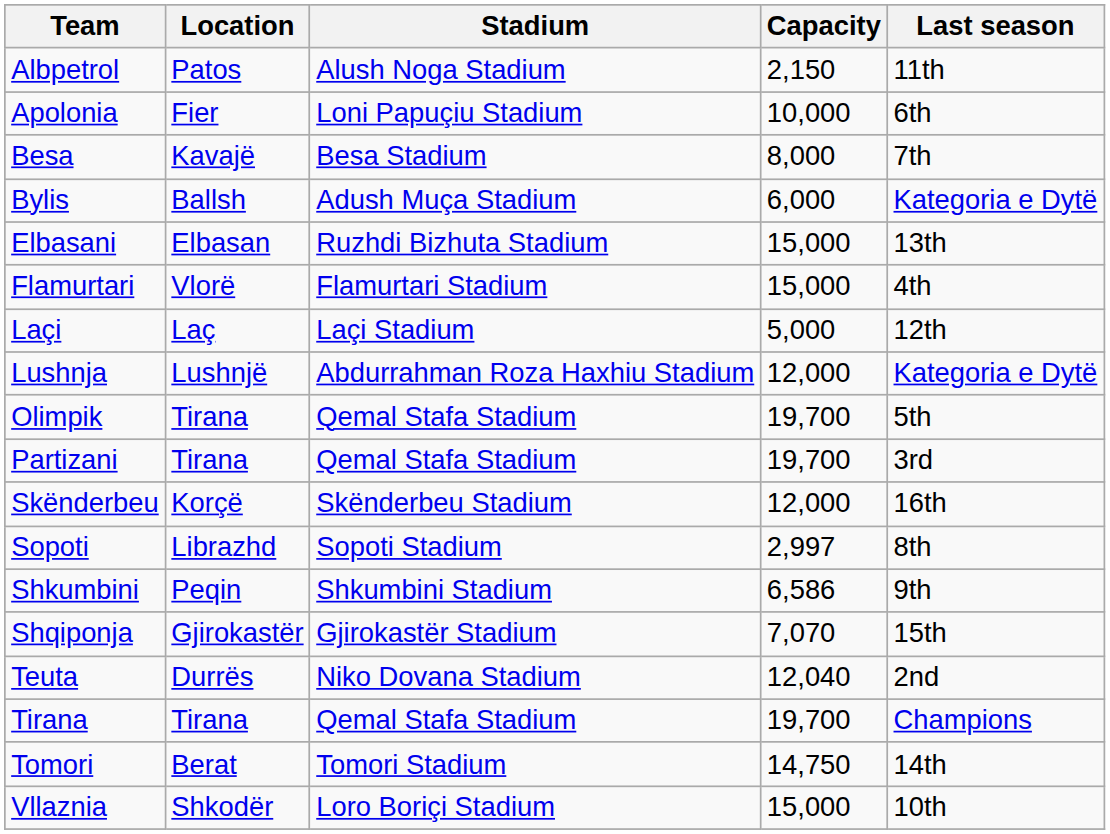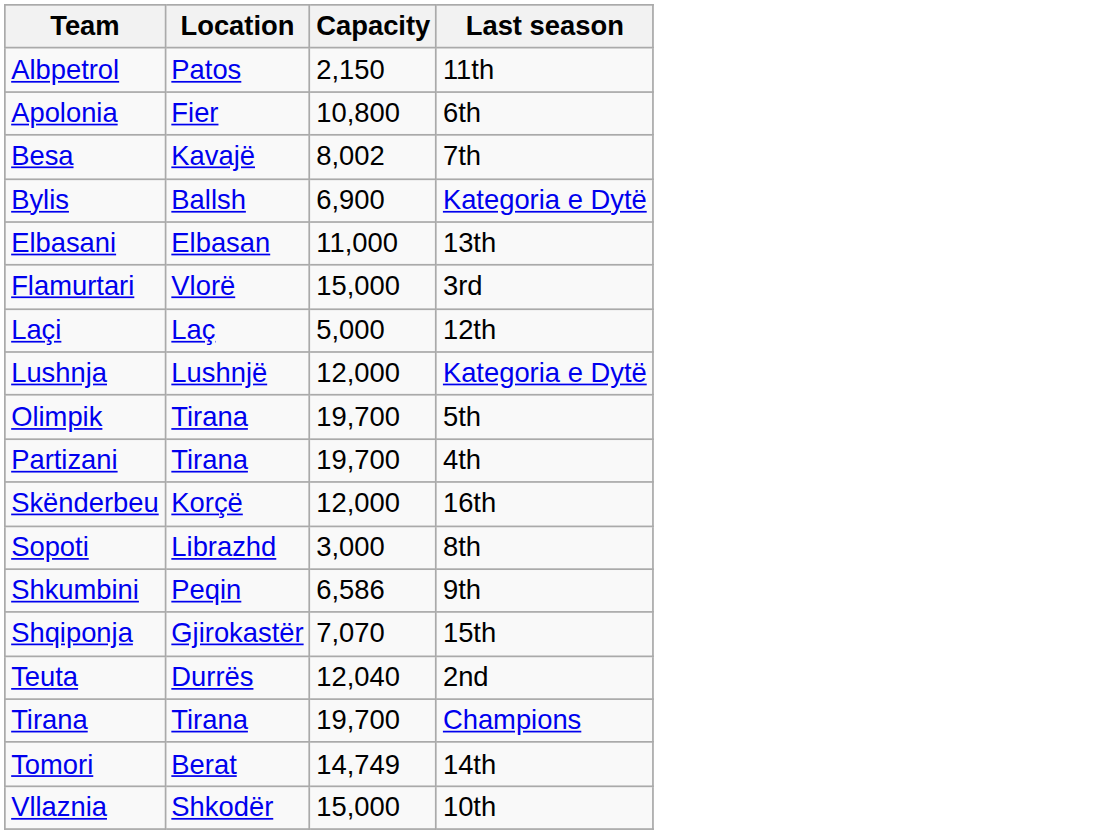- column: (535, 26)
(809, 112) 10,000 -> (358, 112) 10,800
(801, 156) 8,000 -> (350, 156) 8,002
(801, 199) 6,000 -> (350, 199) 6,900
(809, 243) 15,000 -> (357, 243) 11,000
(913, 286) 4th -> (463, 286) 3rd
(913, 460) 3rd -> (462, 460) 4th
(801, 546) 2,997 -> (350, 546) 3,000
(809, 763) 14,750 -> (358, 763) 14,749
